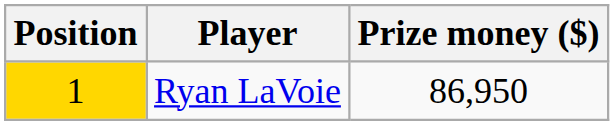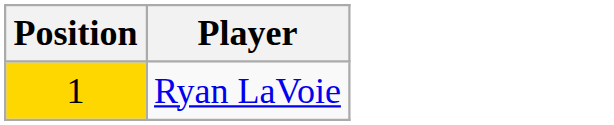- column: (478, 33)
